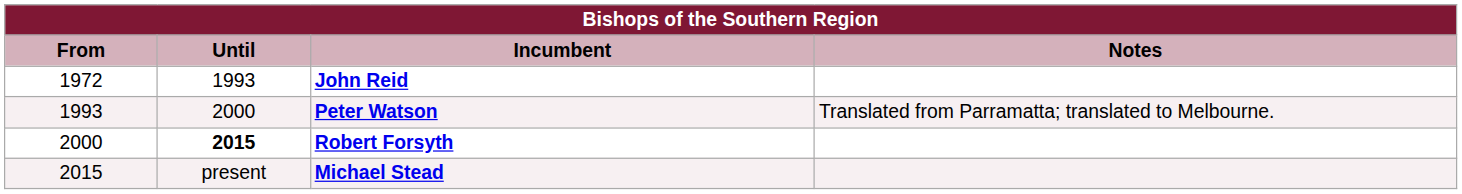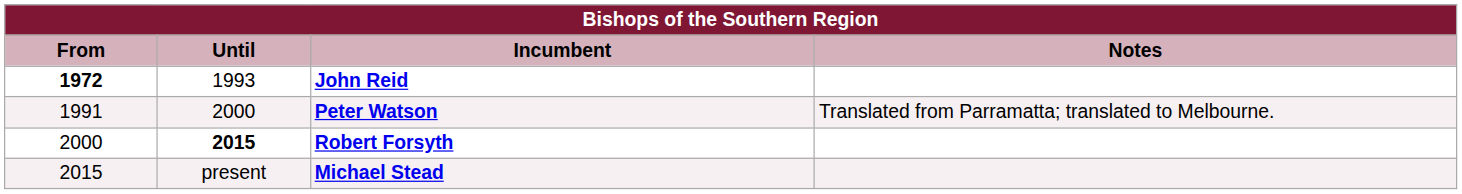(81, 81) normal -> (81, 81) bold
(81, 111) 1993 -> (81, 111) 1991
